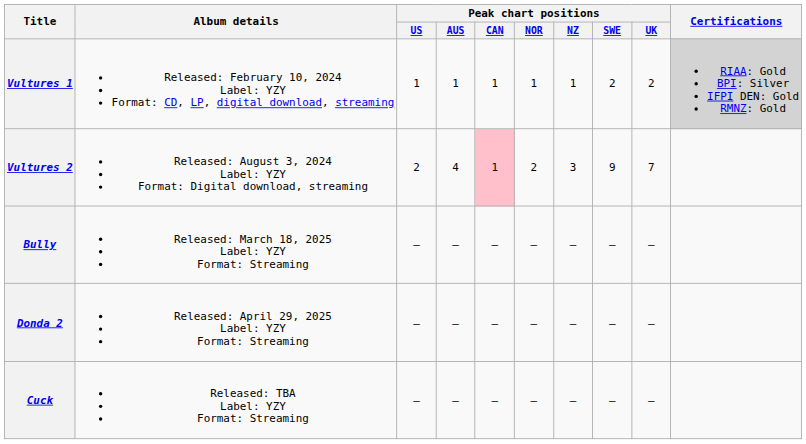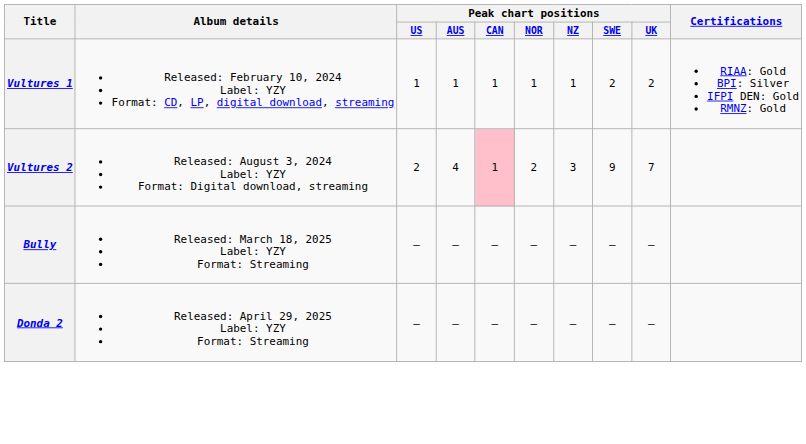(736, 90) lightgrey background -> (736, 90) no background
- row: (40, 400)
